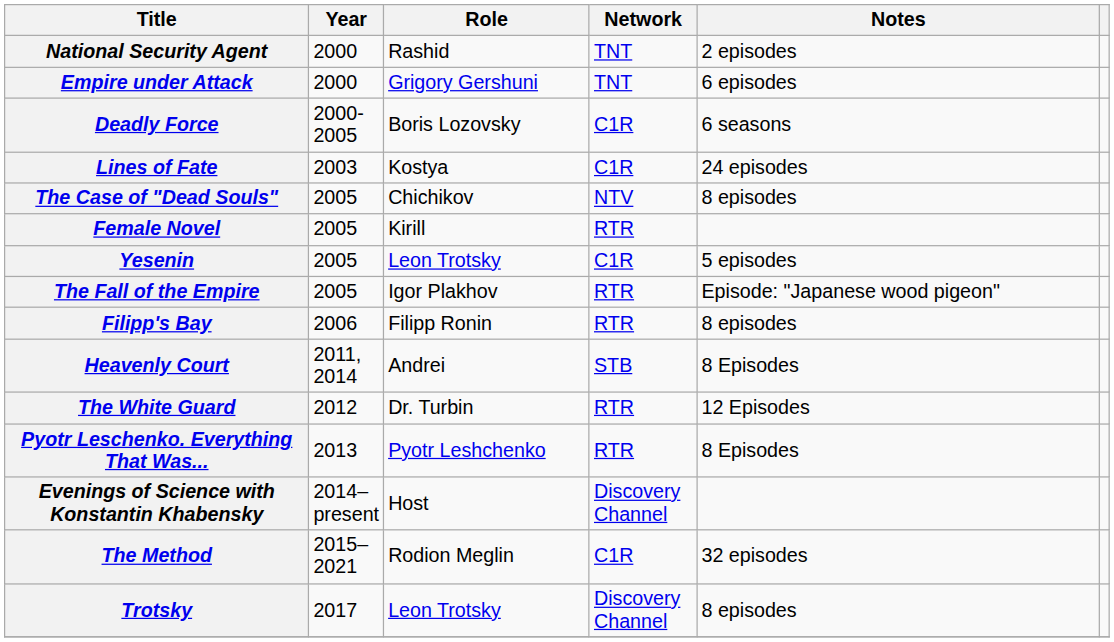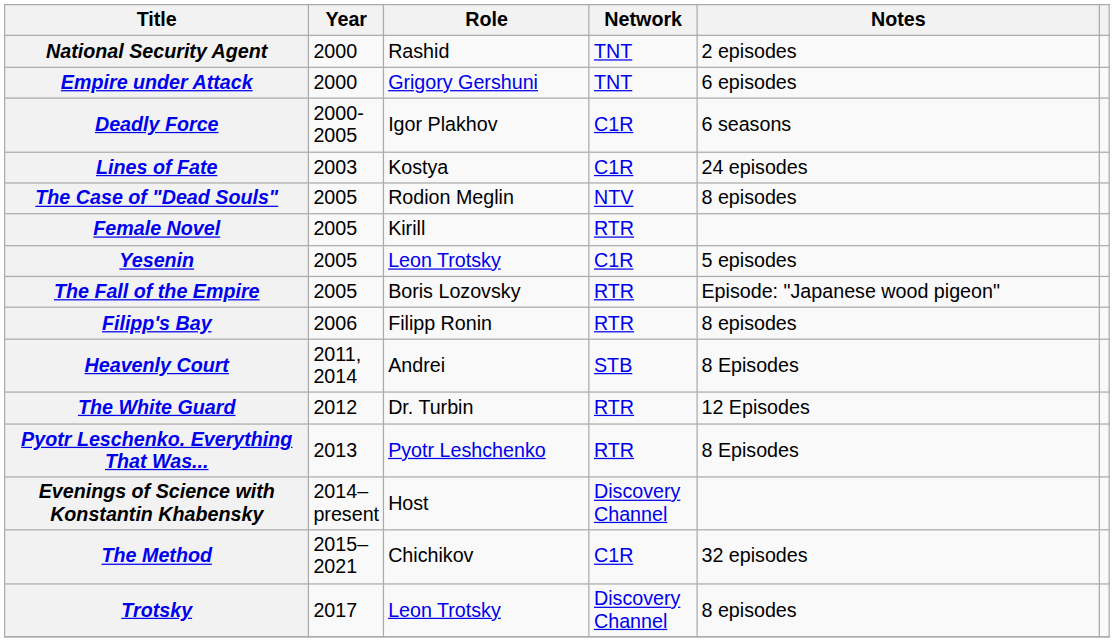(454, 124) Boris Lozovsky -> (443, 124) Igor Plakhov
(431, 198) Chichikov -> (451, 198) Rodion Meglin
(443, 291) Igor Plakhov -> (454, 291) Boris Lozovsky
(451, 556) Rodion Meglin -> (431, 556) Chichikov
